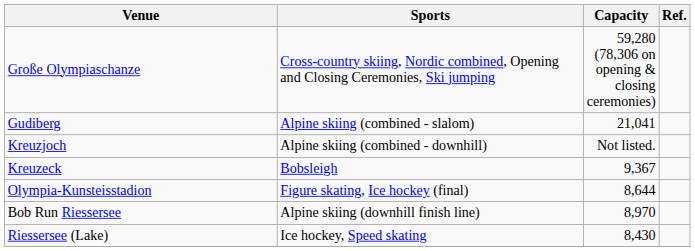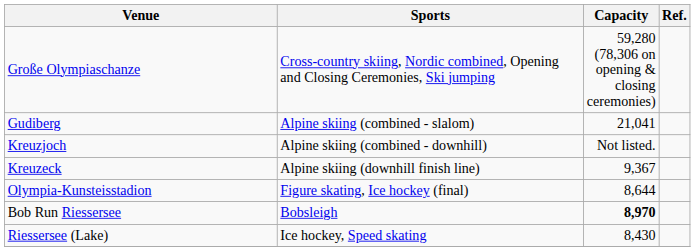(309, 168) Bobsleigh -> (380, 168) Alpine skiing (downhill finish line)
(380, 213) Alpine skiing (downhill finish line) -> (309, 213) Bobsleigh
(640, 213) normal -> (640, 213) bold
